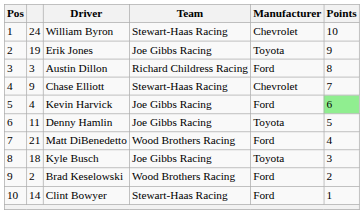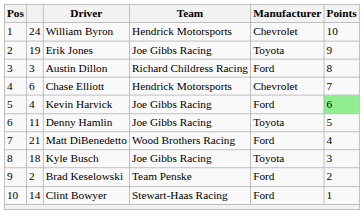(180, 31) Stewart-Haas Racing -> (182, 31) Hendrick Motorsports
(32, 85) 9 -> (32, 85) 6
(180, 85) Stewart-Haas Racing -> (182, 85) Hendrick Motorsports
(184, 176) Wood Brothers Racing -> (162, 176) Team Penske
